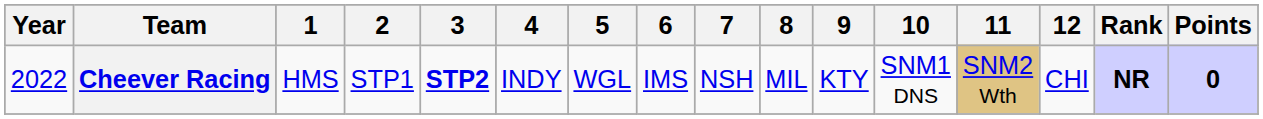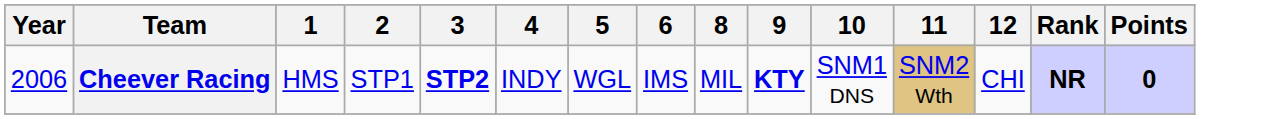- column: (727, 25)
(39, 79) 2022 -> (39, 79) 2006
(844, 79) normal -> (779, 79) bold
